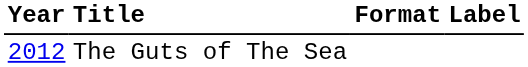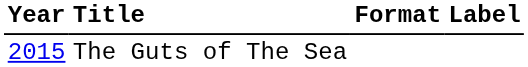(37, 53) 2012 -> (37, 53) 2015
